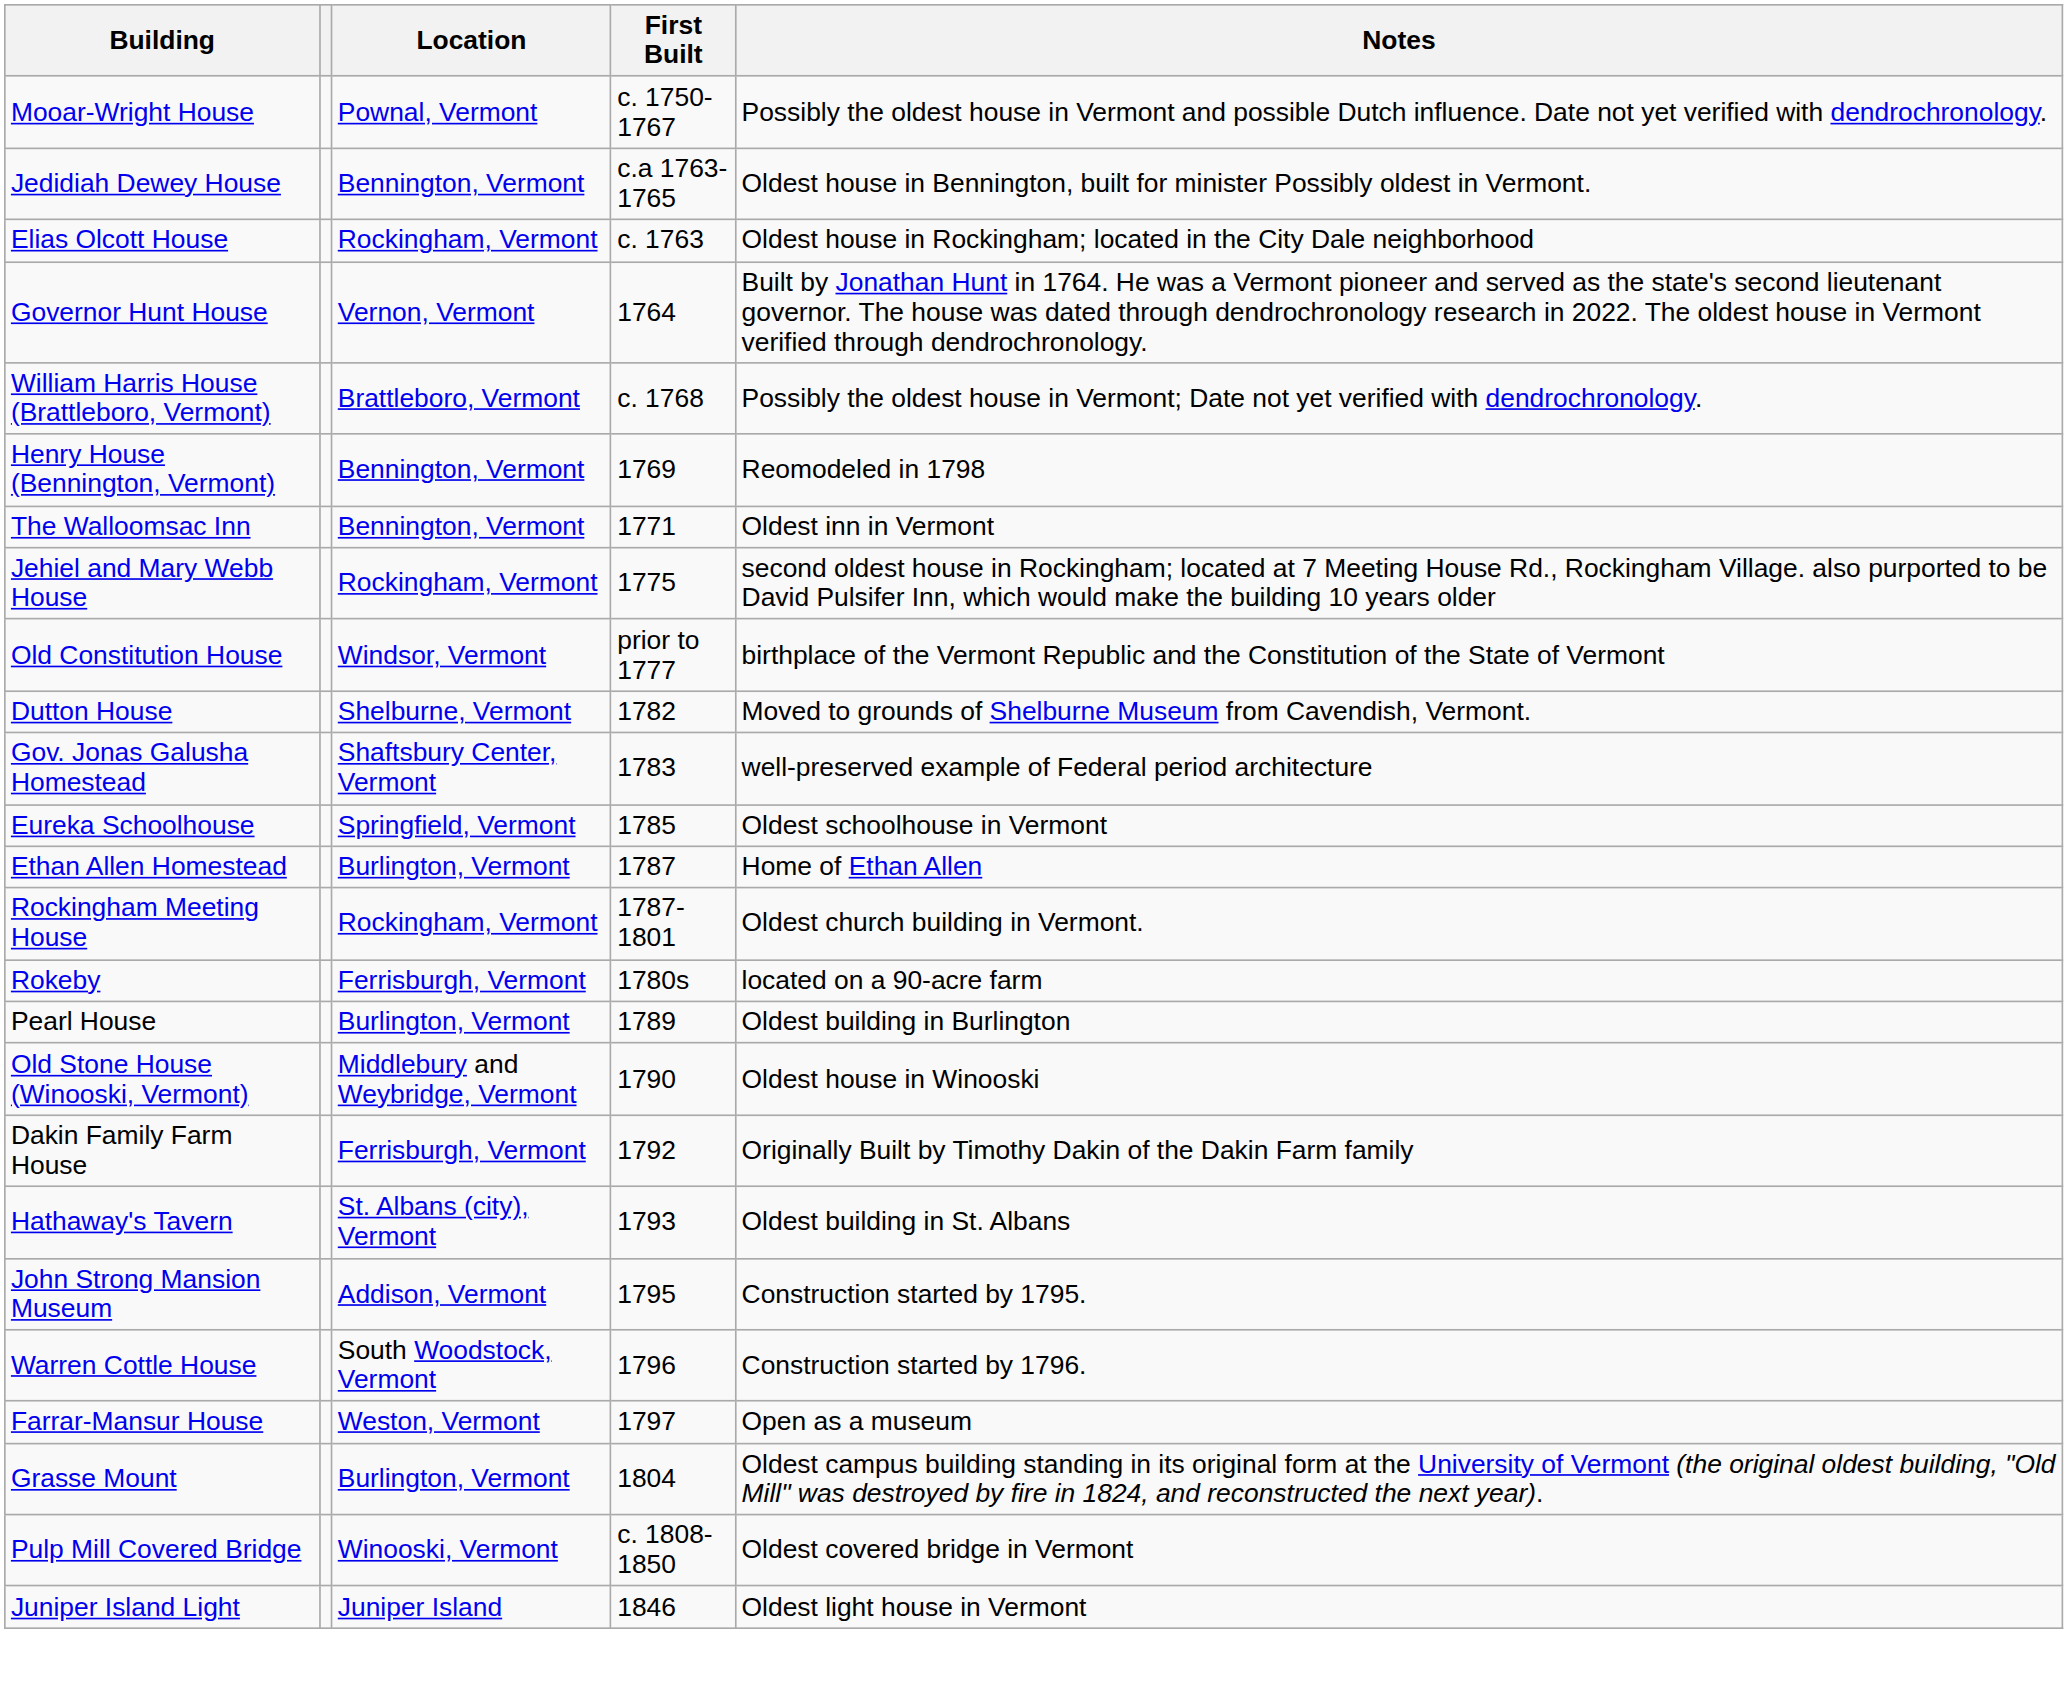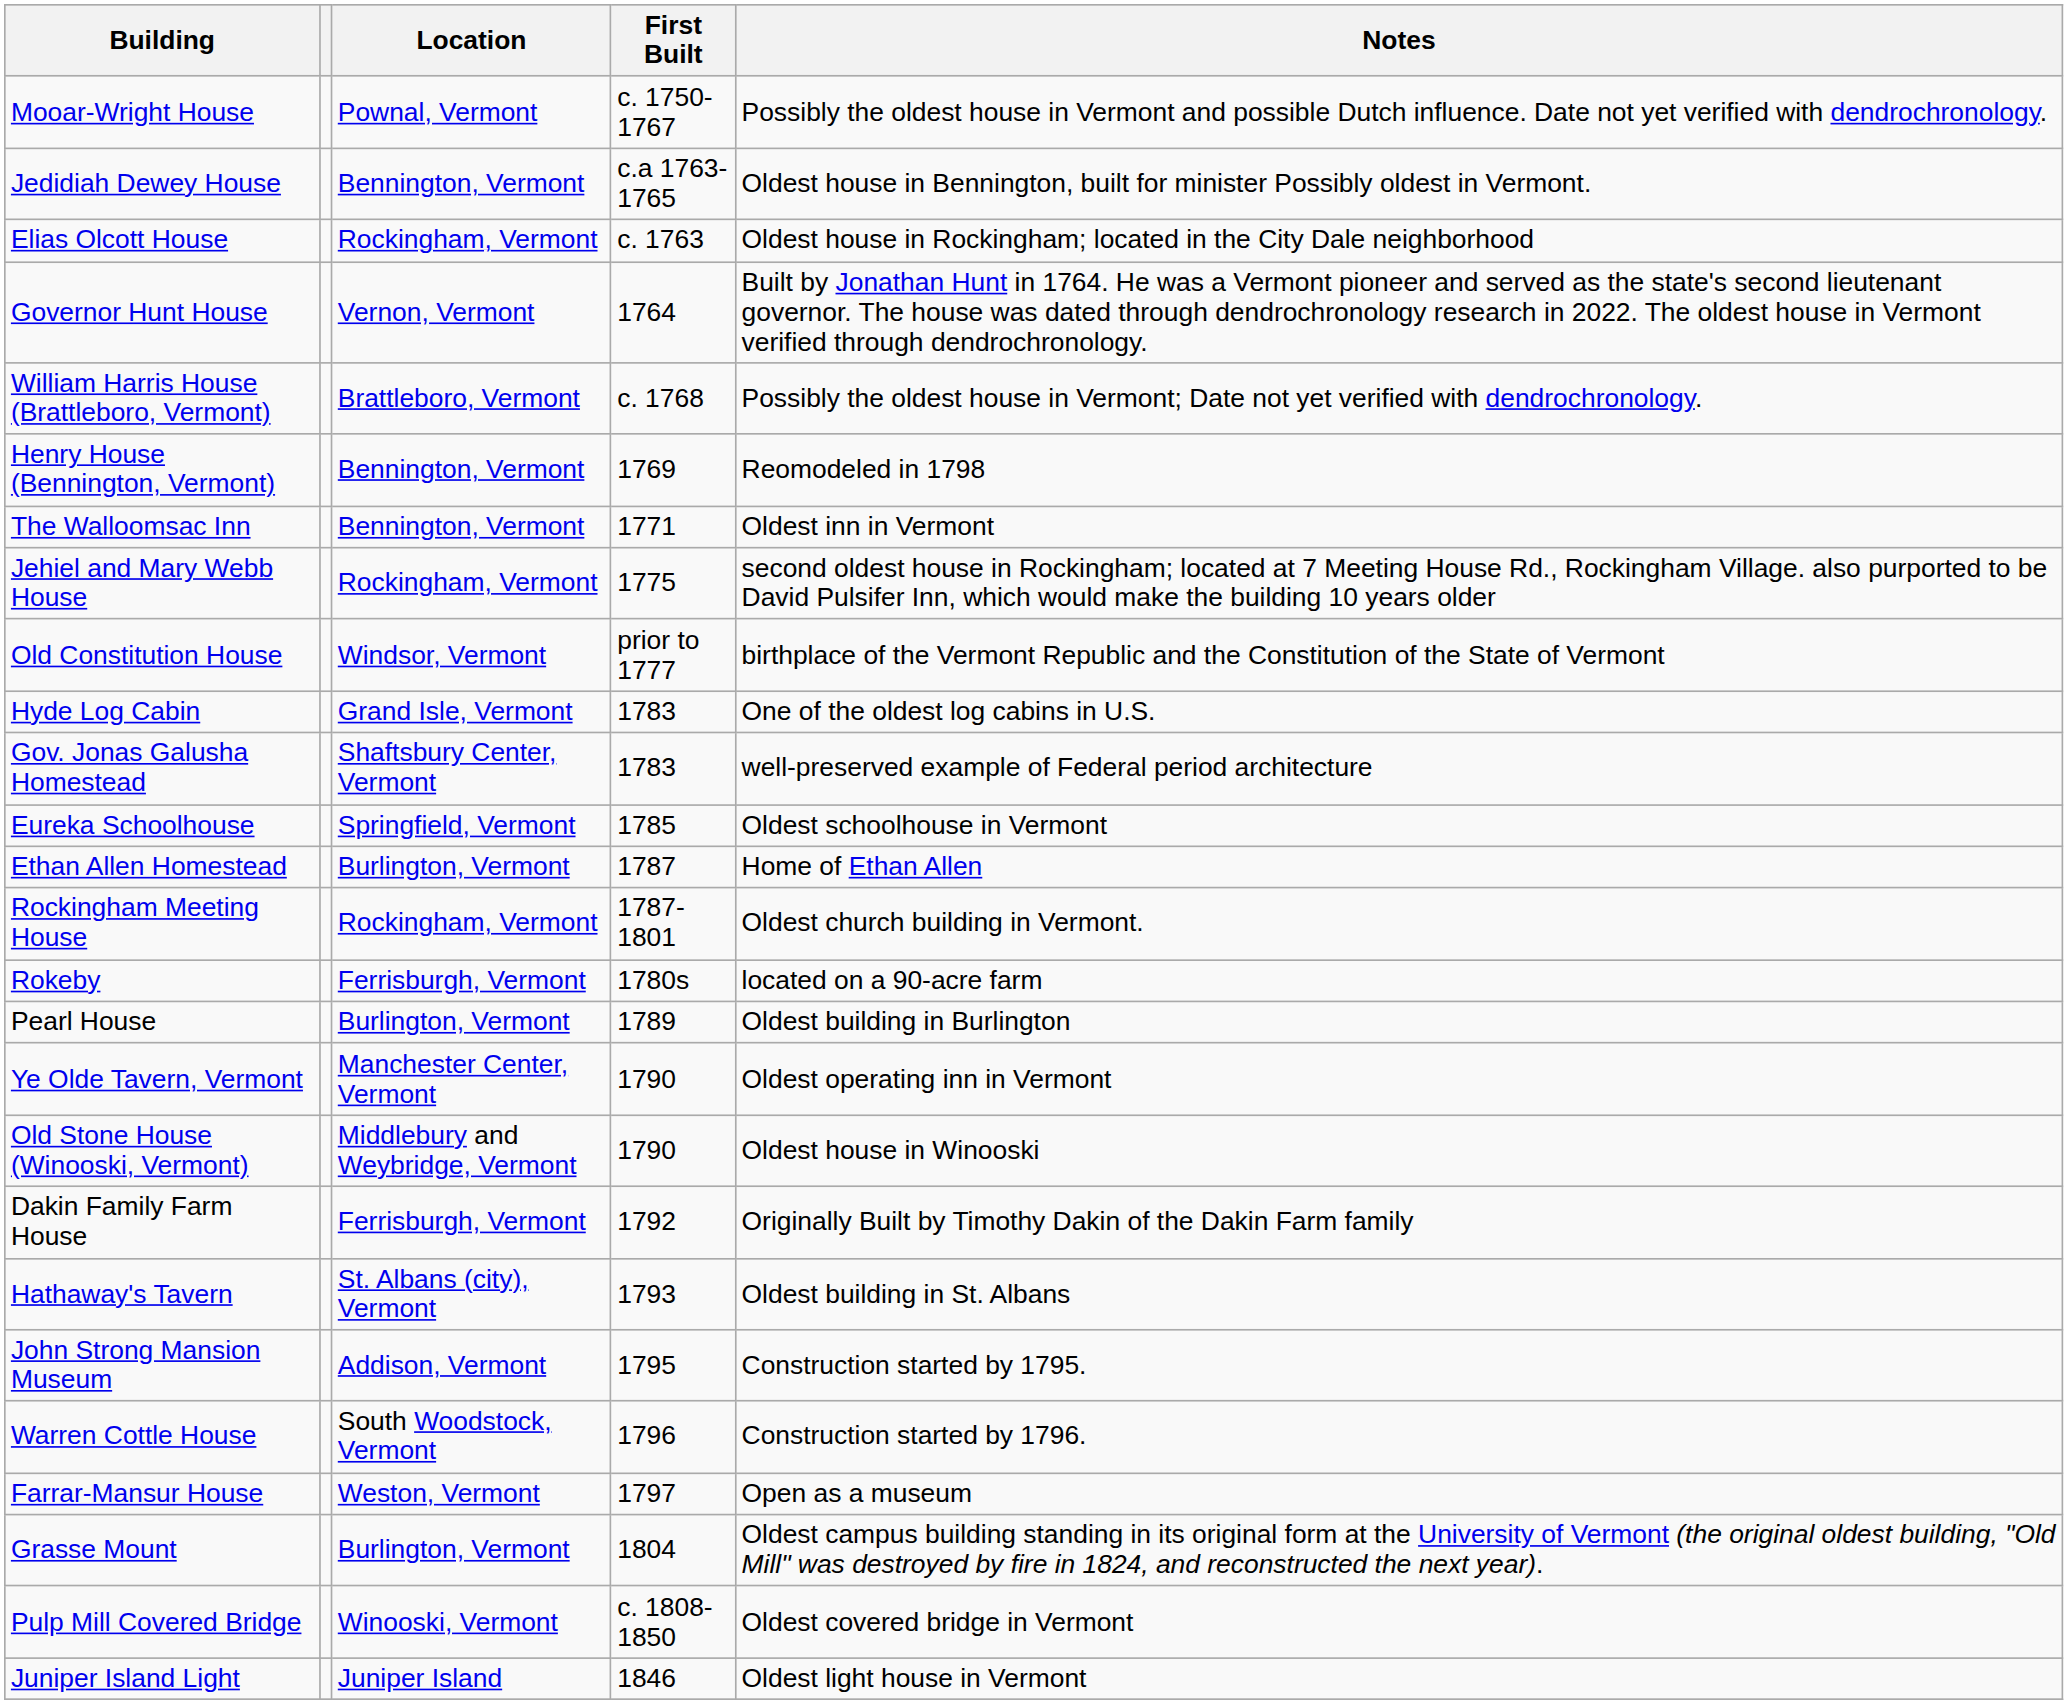- row: (92, 711)
+ row: (106, 711)
+ row: (157, 1078)
